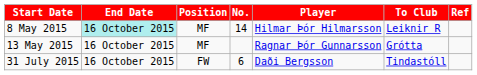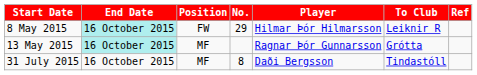(203, 29) MF -> (203, 29) FW
(241, 29) 14 -> (241, 29) 29
(129, 45) no background -> (129, 45) paleturquoise background
(203, 61) FW -> (203, 61) MF
(241, 61) 6 -> (241, 61) 8
